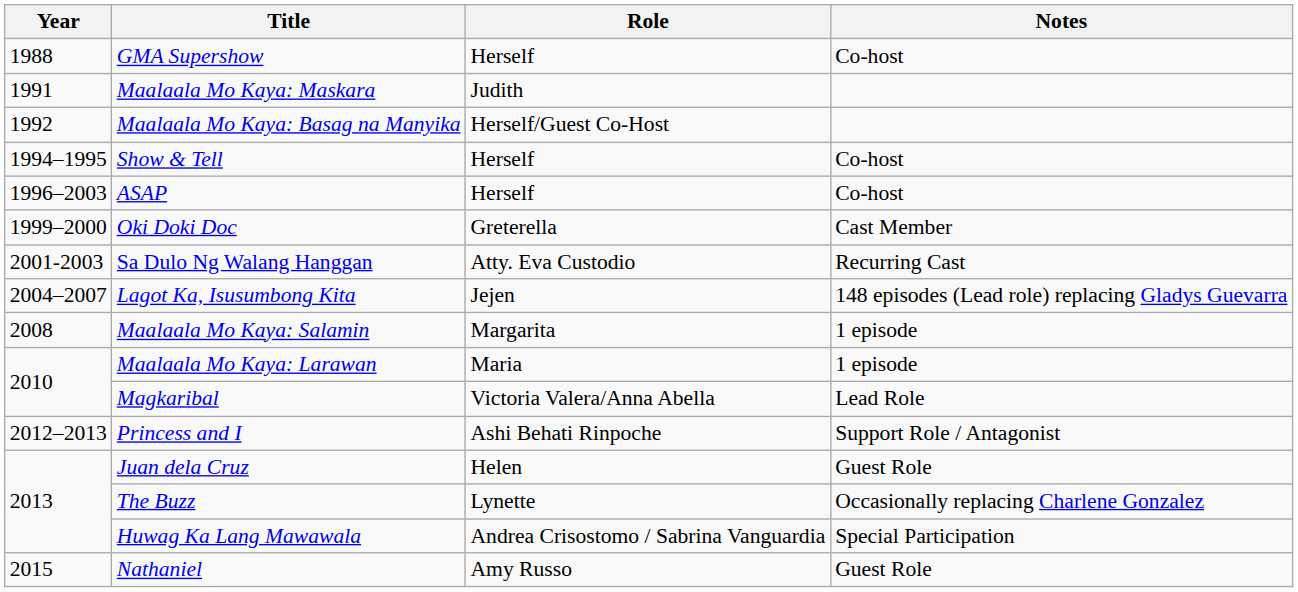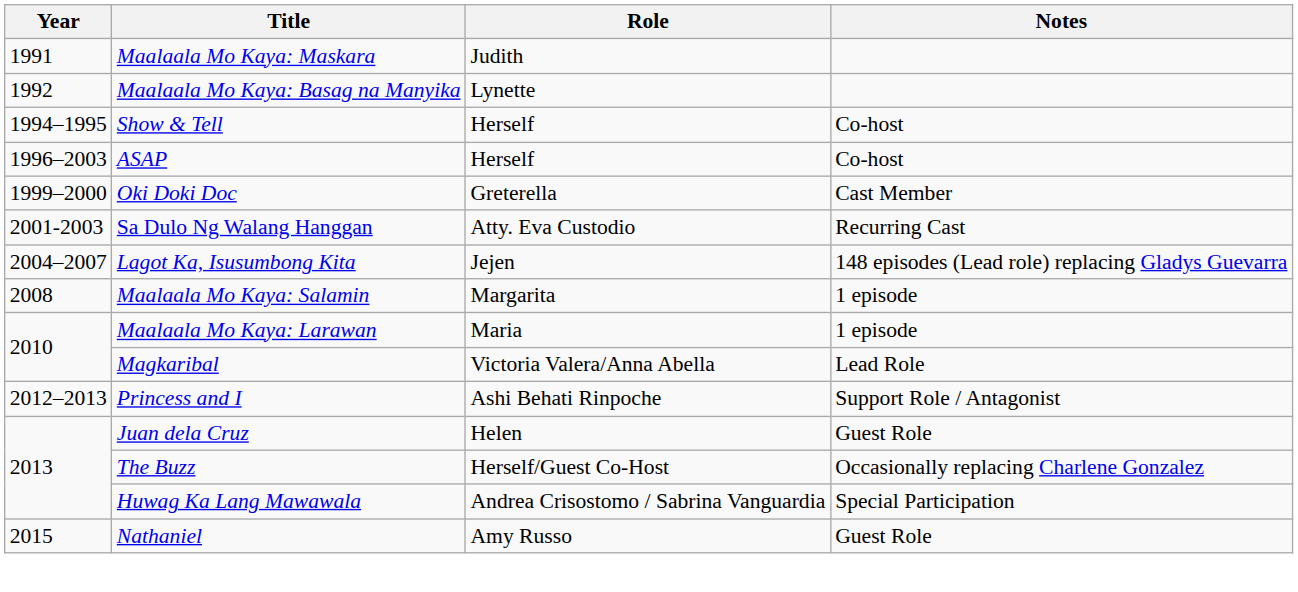- row: (190, 55)
(570, 124) Herself/Guest Co-Host -> (503, 90) Lynette
(503, 501) Lynette -> (570, 466) Herself/Guest Co-Host
